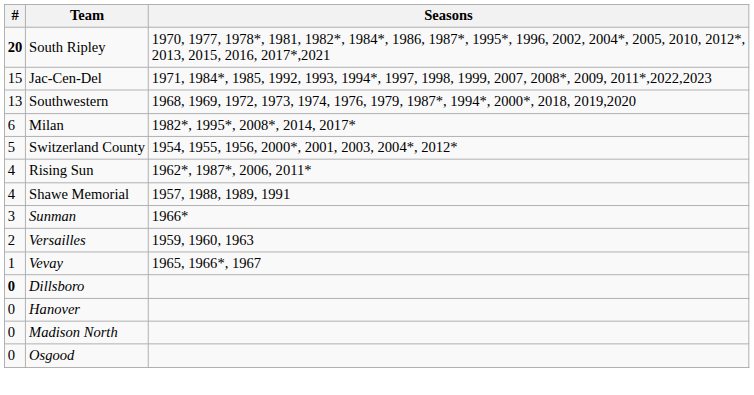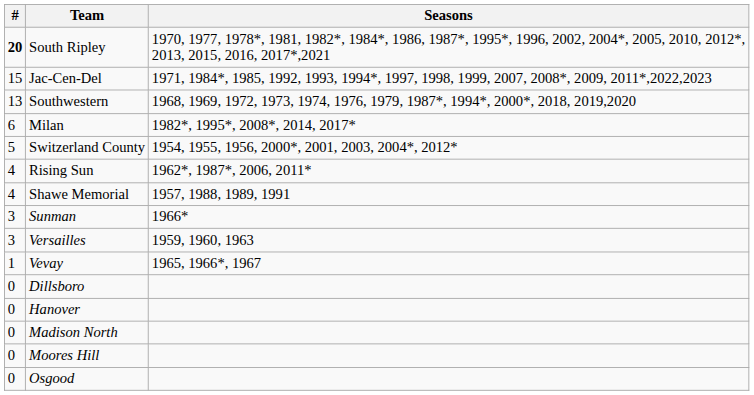(11, 240) 2 -> (11, 240) 3
(11, 286) bold -> (11, 286) normal
+ row: (64, 355)
